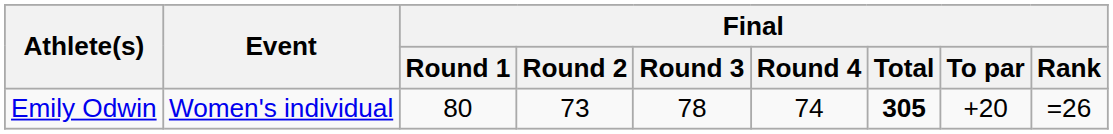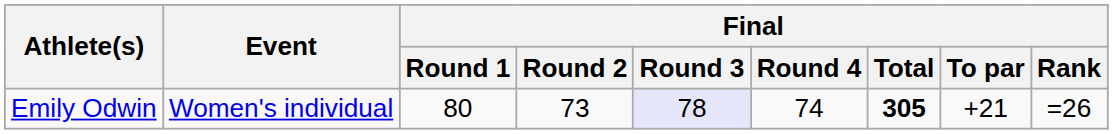(692, 109) no background -> (692, 109) lavender background
(986, 109) +20 -> (986, 109) +21
